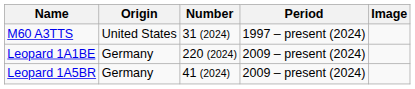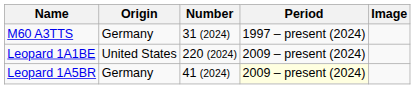(139, 34) United States -> (127, 34) Germany
(127, 53) Germany -> (139, 53) United States
(304, 73) no background -> (304, 73) lightyellow background
